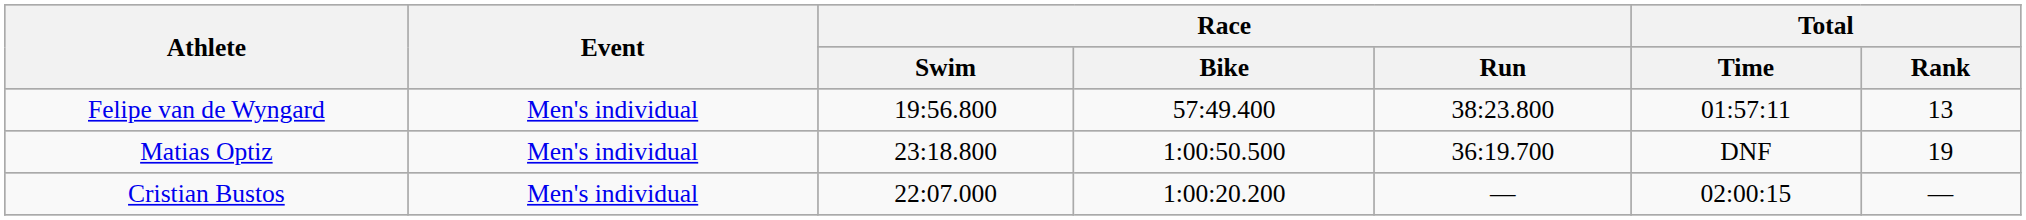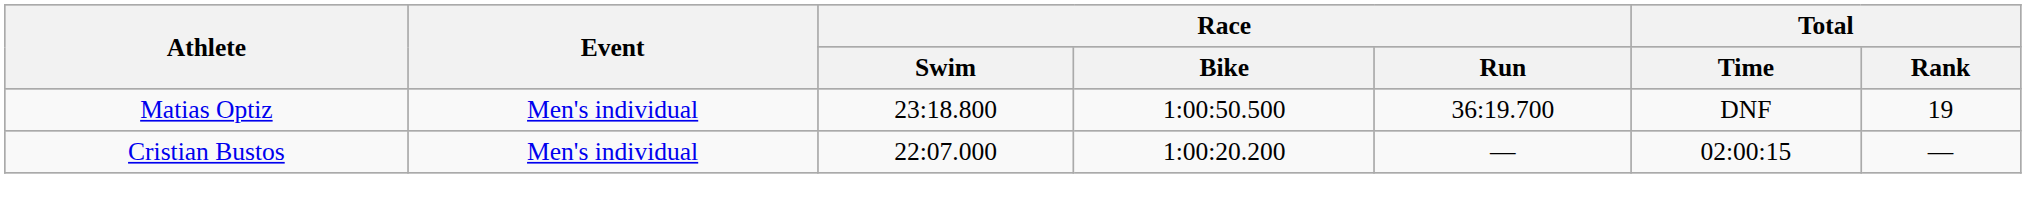- row: (206, 109)
